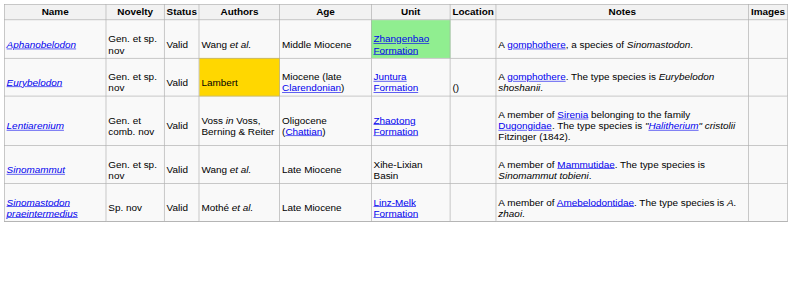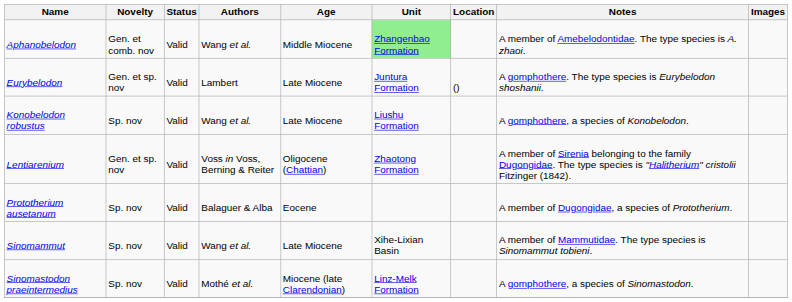(133, 44) Gen. et sp. nov -> (131, 44) Gen. et comb. nov
(596, 44) A gomphothere, a species of Sinomastodon. -> (618, 44) A member of Amebelodontidae. The type species is A. zhaoi.
(220, 82) gold background -> (220, 82) no background
(313, 82) Miocene (late Clarendonian) -> (313, 82) Late Miocene
+ row: (36, 120)
(131, 126) Gen. et comb. nov -> (133, 164) Gen. et sp. nov
+ row: (35, 208)
(133, 170) Gen. et sp. nov -> (125, 246) Sp. nov
(312, 208) Late Miocene -> (314, 284) Miocene (late Clarendonian)
(617, 208) A member of Amebelodontidae. The type species is A. zhaoi. -> (596, 284) A gomphothere, a species of Sinomastodon.
